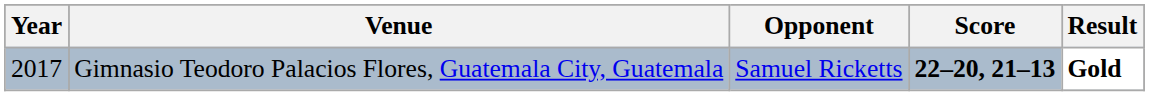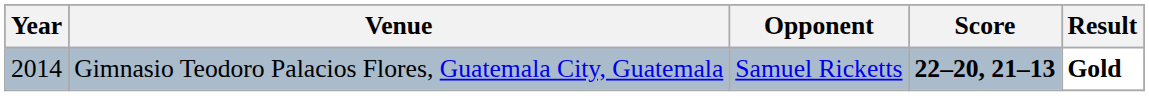(37, 68) 2017 -> (37, 68) 2014
